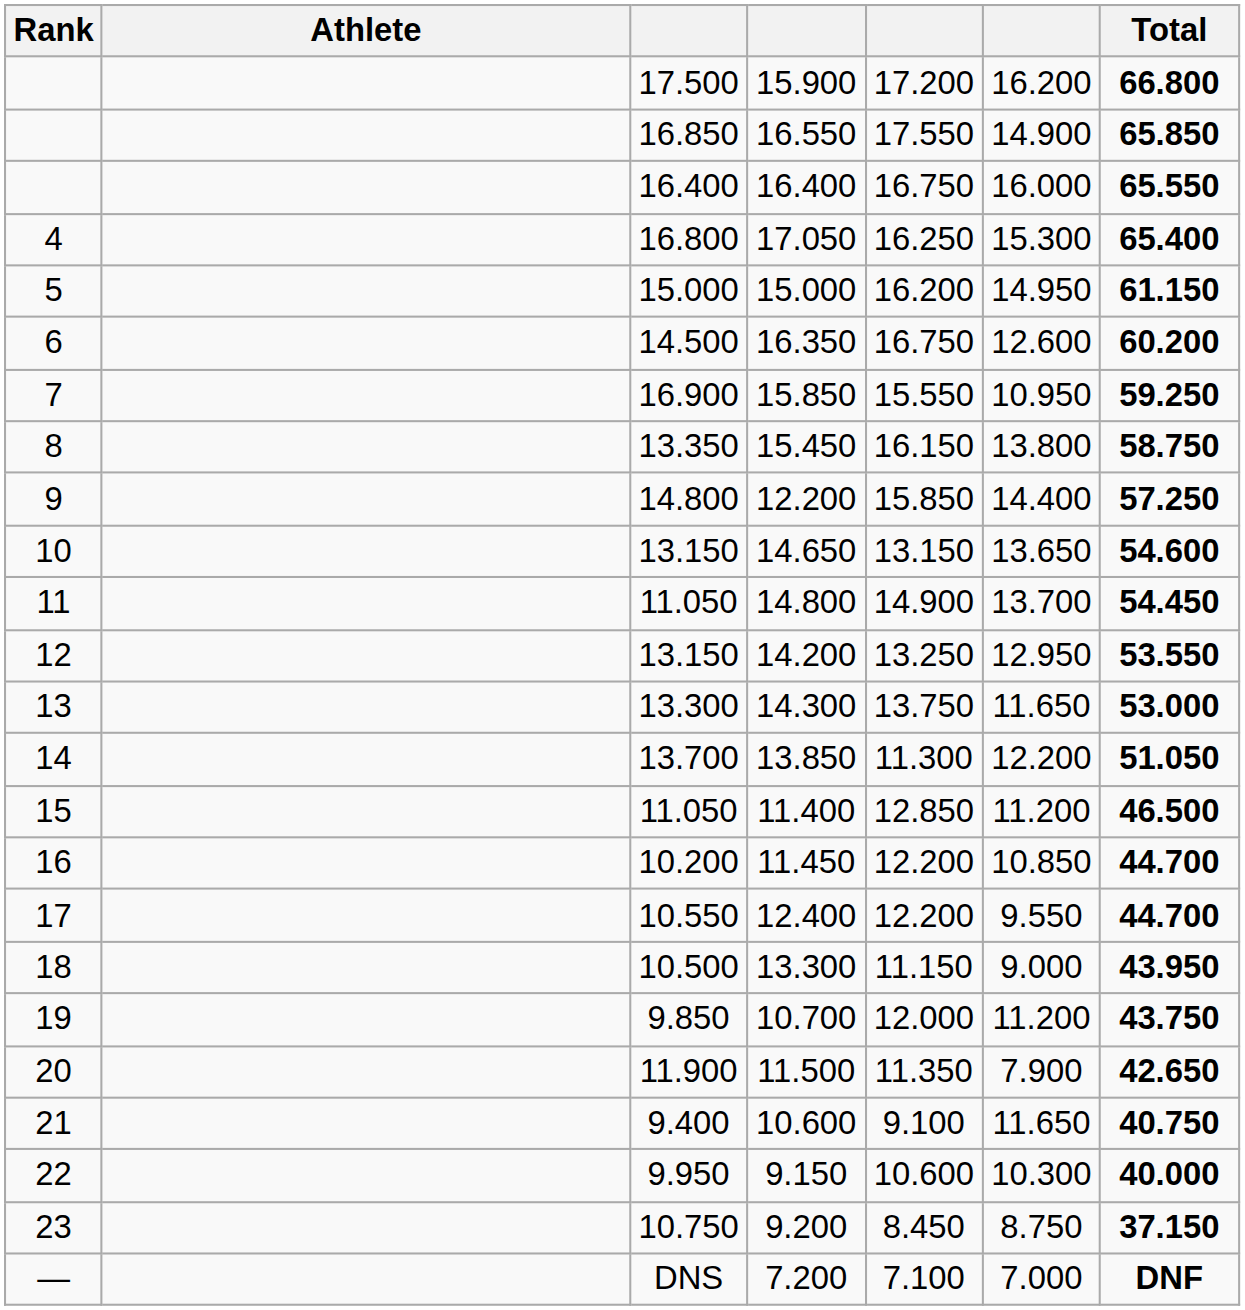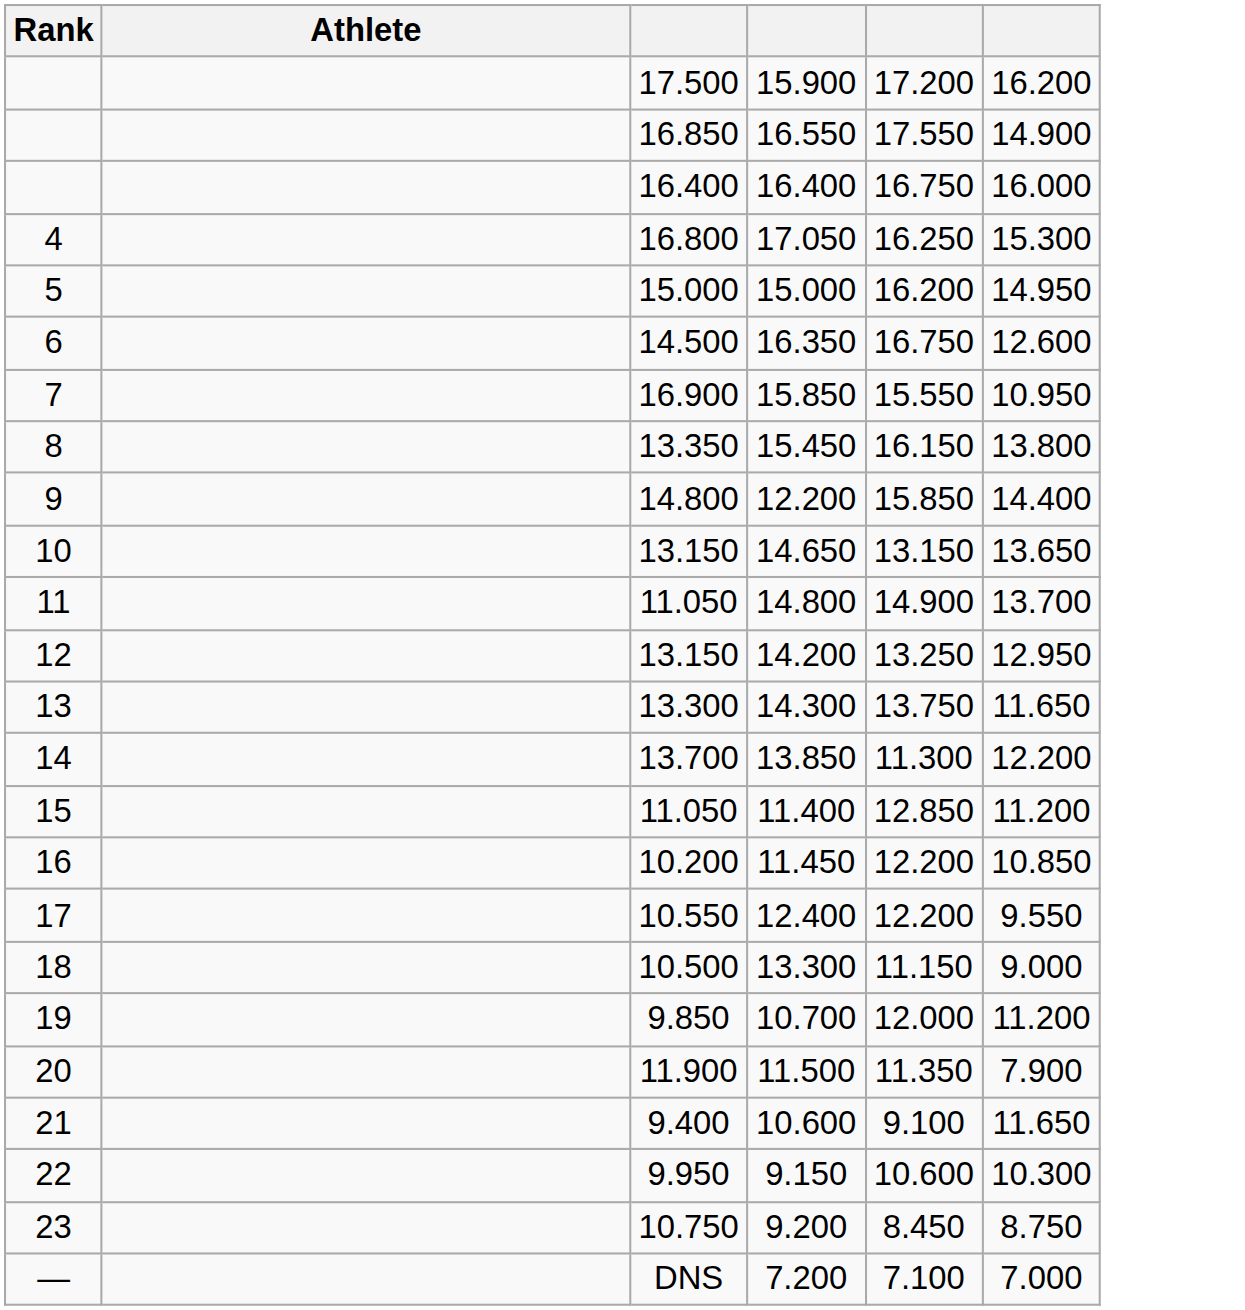- column: (1169, 30)
